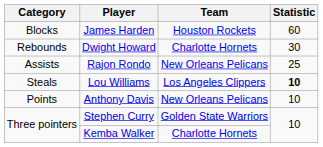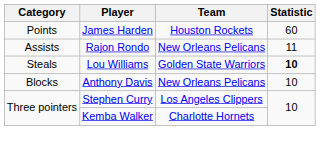(42, 30) Blocks -> (42, 30) Points
- row: (119, 47)
(294, 64) 25 -> (291, 47) 11
(214, 82) Los Angeles Clippers -> (212, 64) Golden State Warriors
(42, 99) Points -> (42, 82) Blocks
(214, 116) Golden State Warriors -> (212, 99) Los Angeles Clippers
